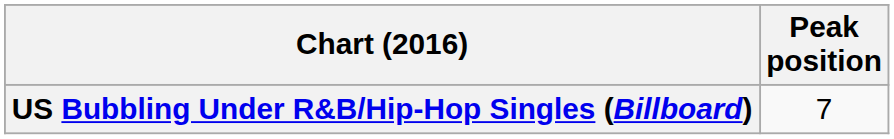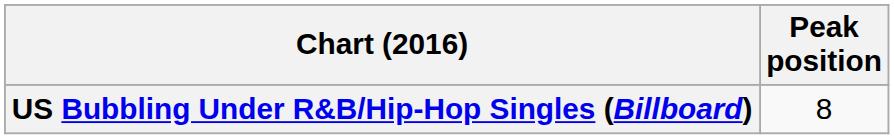(824, 108) 7 -> (824, 108) 8
